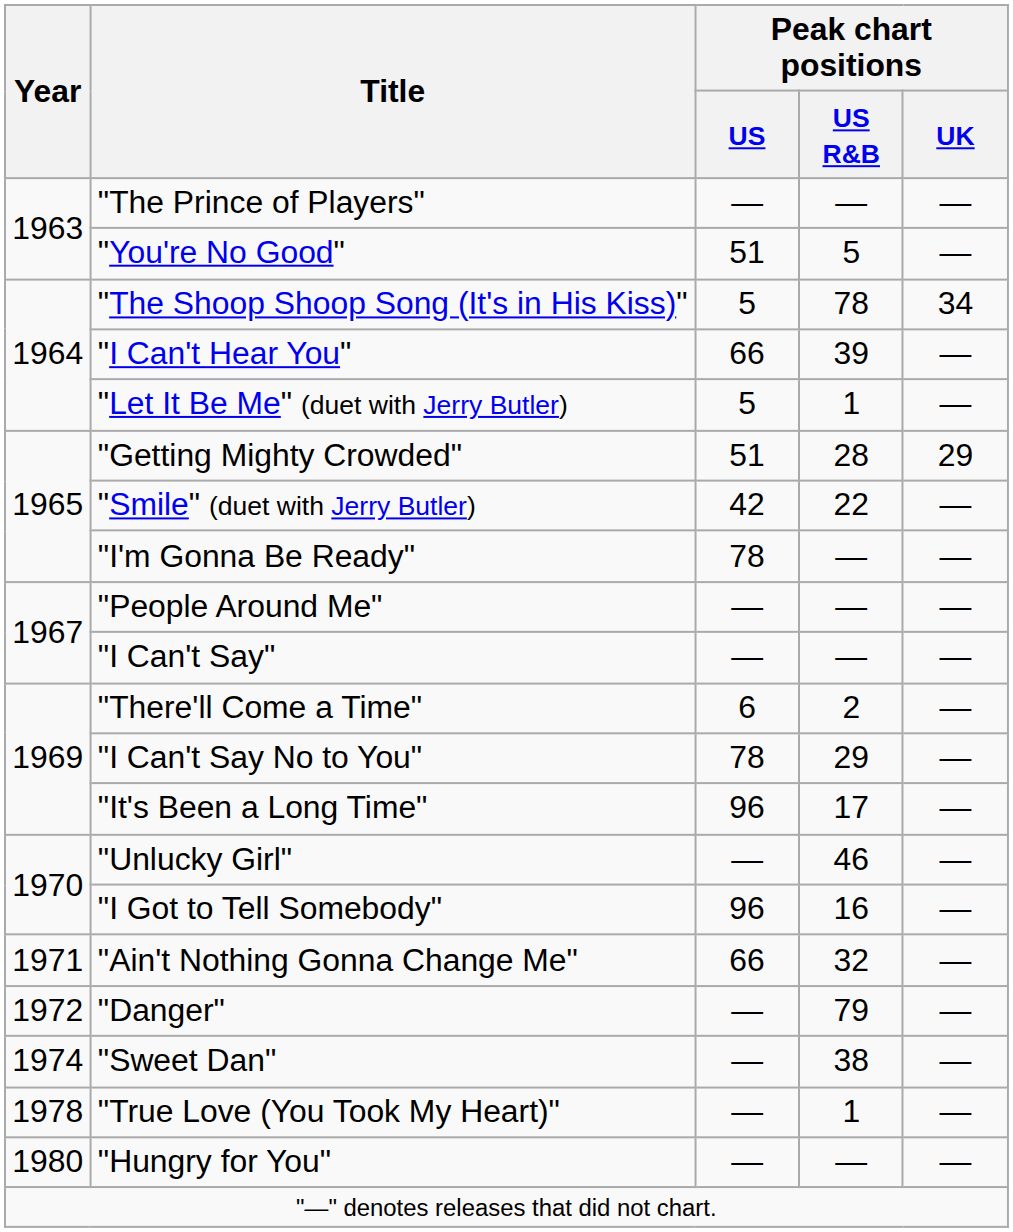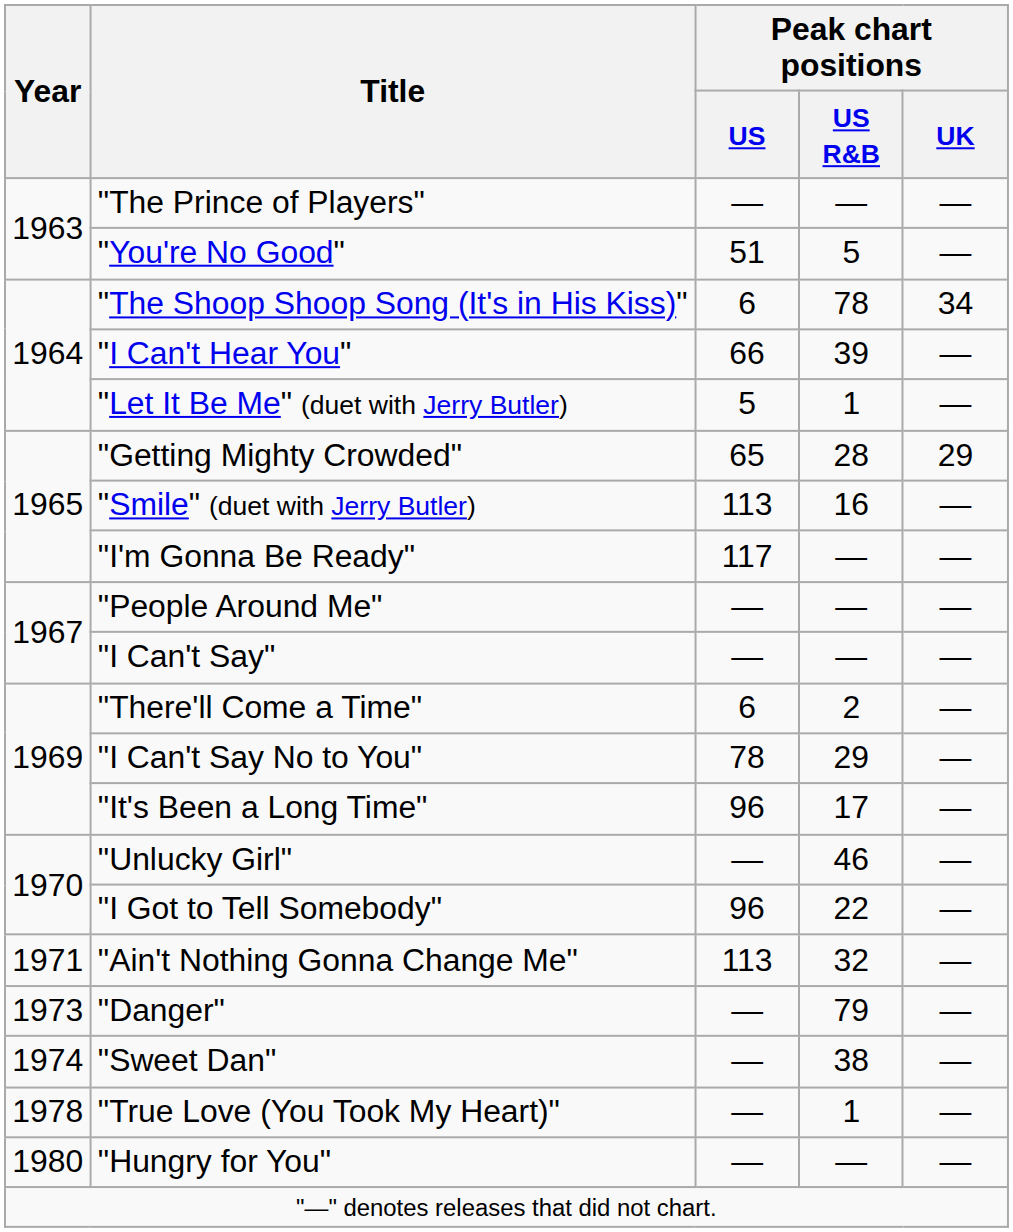(747, 303) 5 -> (747, 303) 6
(747, 454) 51 -> (747, 454) 65
(747, 505) 42 -> (747, 505) 113
(851, 505) 22 -> (851, 505) 16
(747, 555) 78 -> (747, 555) 117
(851, 909) 16 -> (851, 909) 22
(747, 959) 66 -> (747, 959) 113
(48, 1010) 1972 -> (48, 1010) 1973
